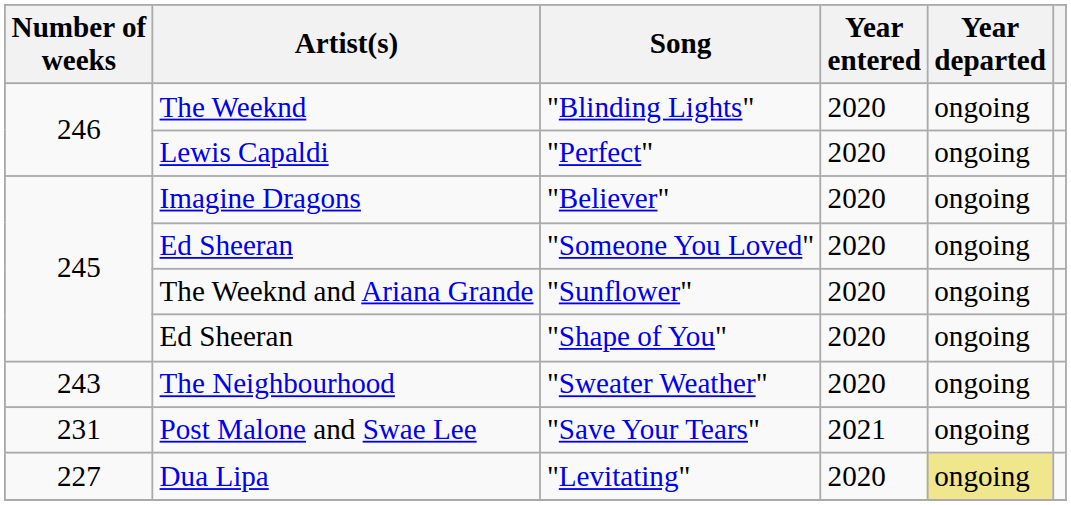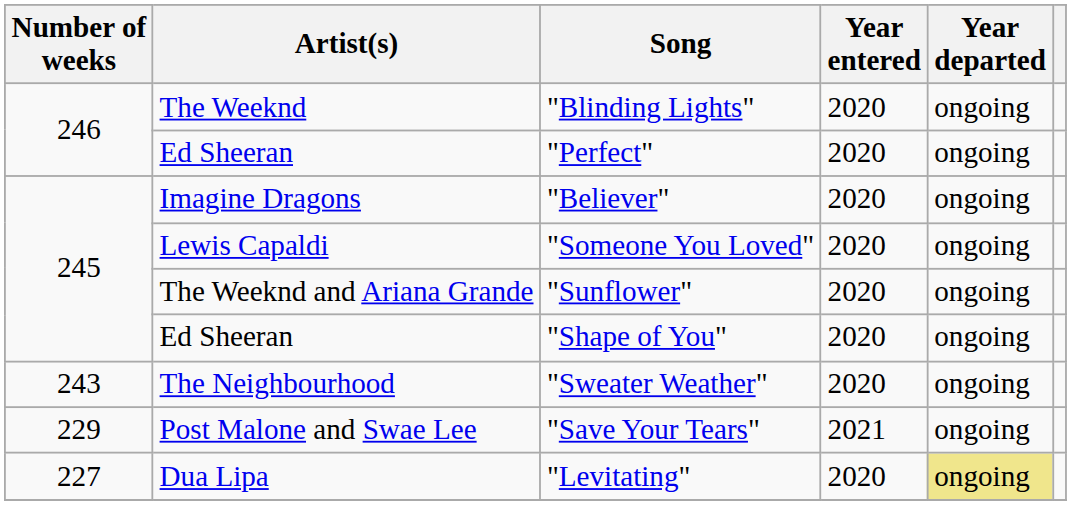(244, 152) Lewis Capaldi -> (226, 152) Ed Sheeran
(226, 245) Ed Sheeran -> (244, 245) Lewis Capaldi
(79, 429) 231 -> (79, 429) 229
